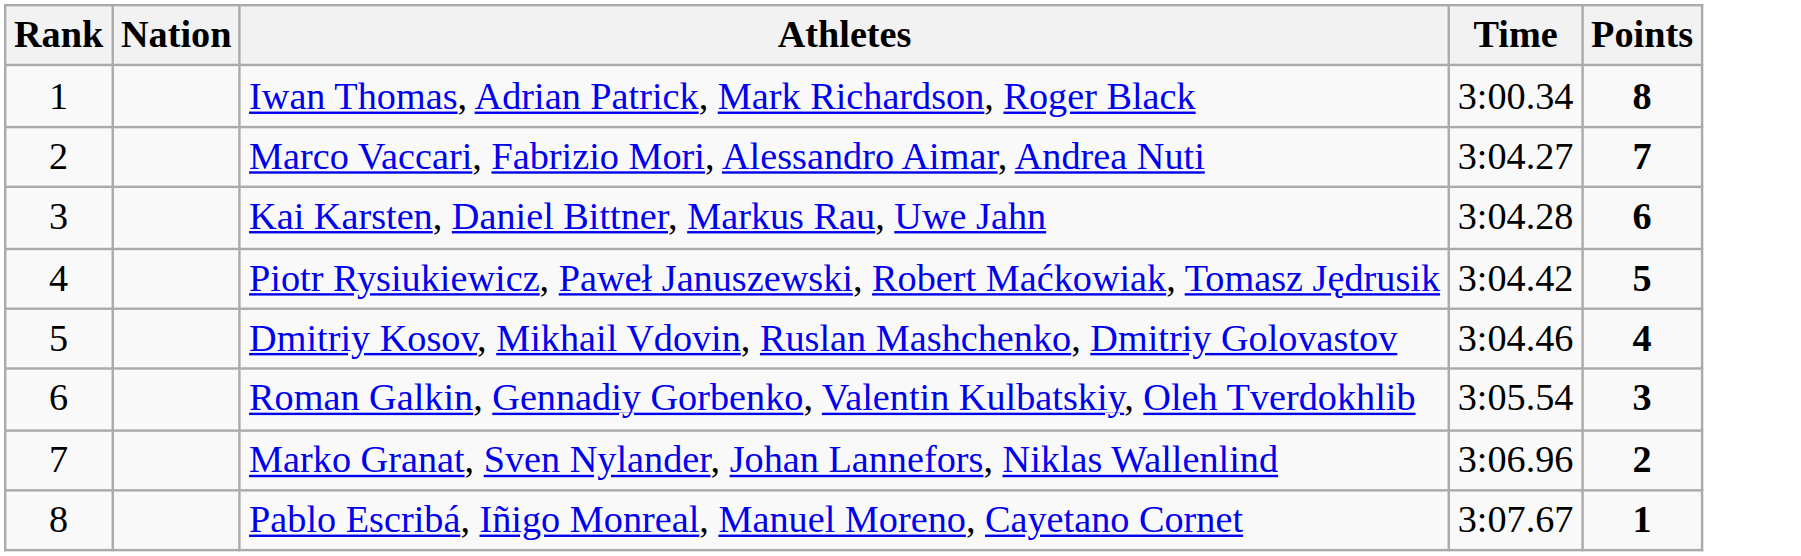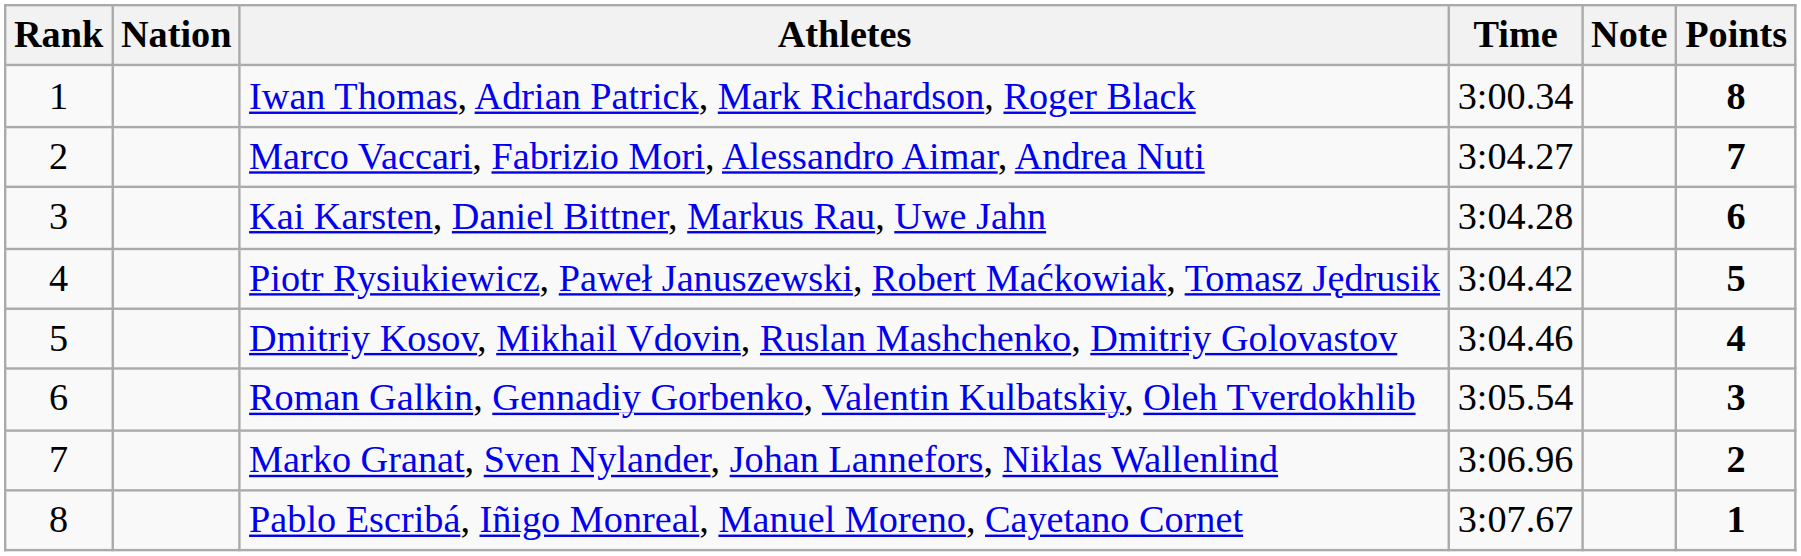+ column: (1629, 34)
